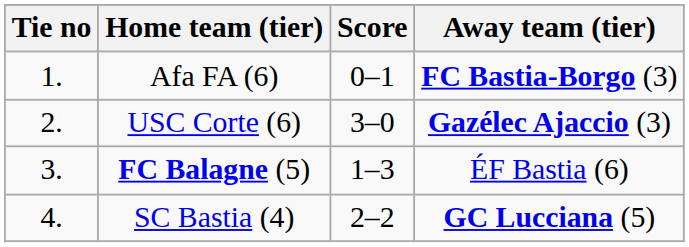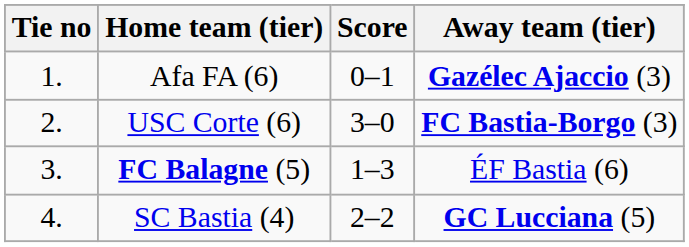(549, 75) FC Bastia-Borgo (3) -> (549, 75) Gazélec Ajaccio (3)
(549, 122) Gazélec Ajaccio (3) -> (549, 122) FC Bastia-Borgo (3)
